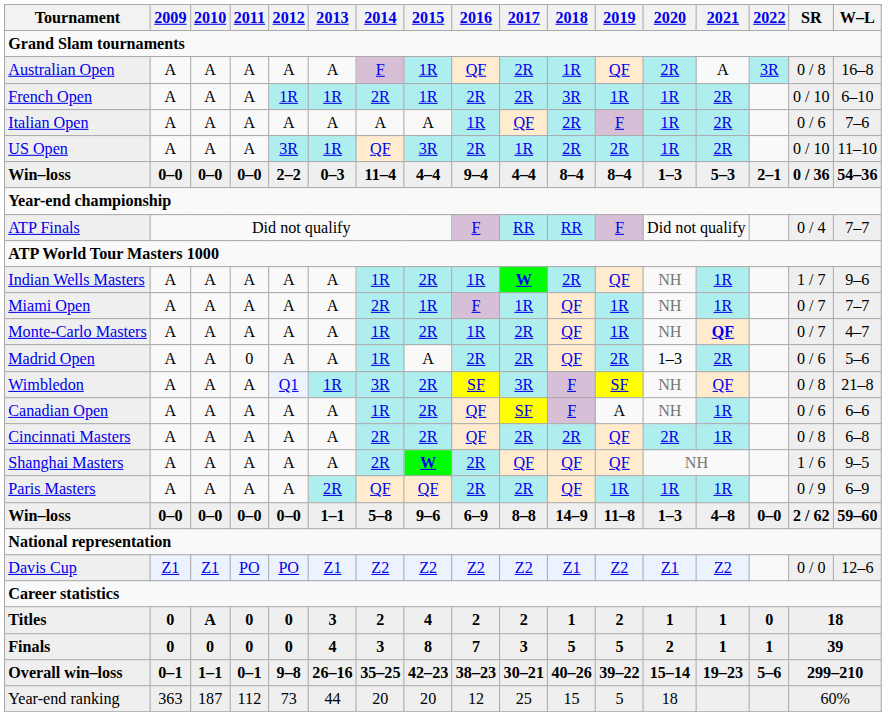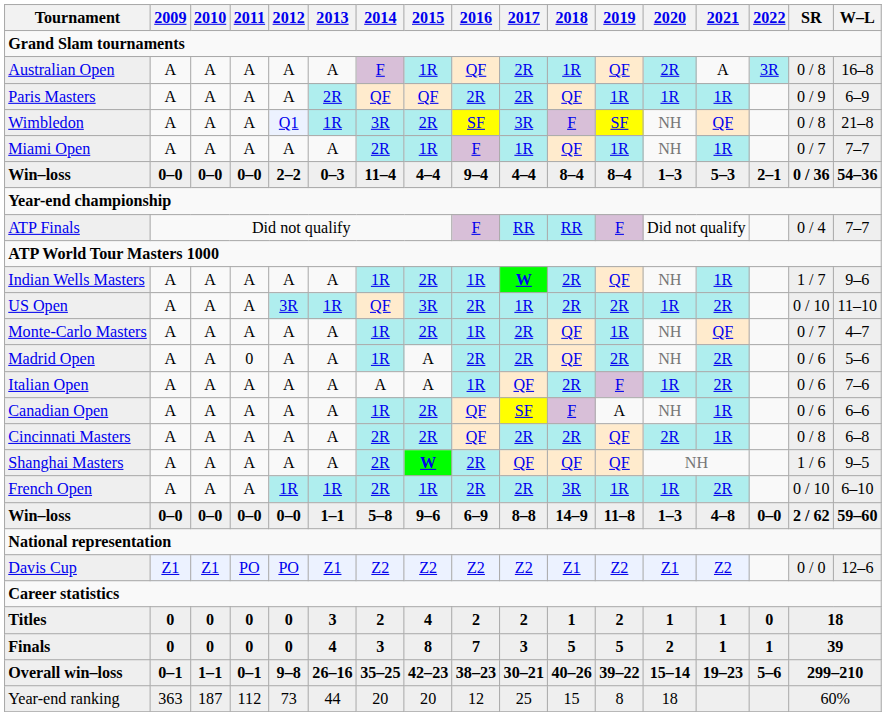rows swapped: (50, 95) <-> (52, 488)
rows swapped: (46, 383) <-> (48, 121)
rows swapped: (38, 148) <-> (49, 305)
(723, 331) bold -> (723, 331) normal
(670, 357) 1–3 -> (670, 357) NH
(210, 619) A -> (210, 619) 0
(619, 698) 5 -> (619, 698) 8
